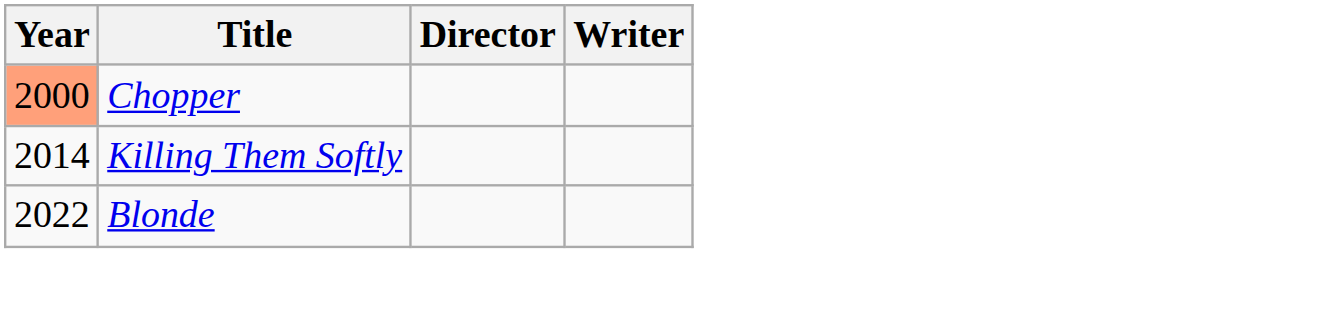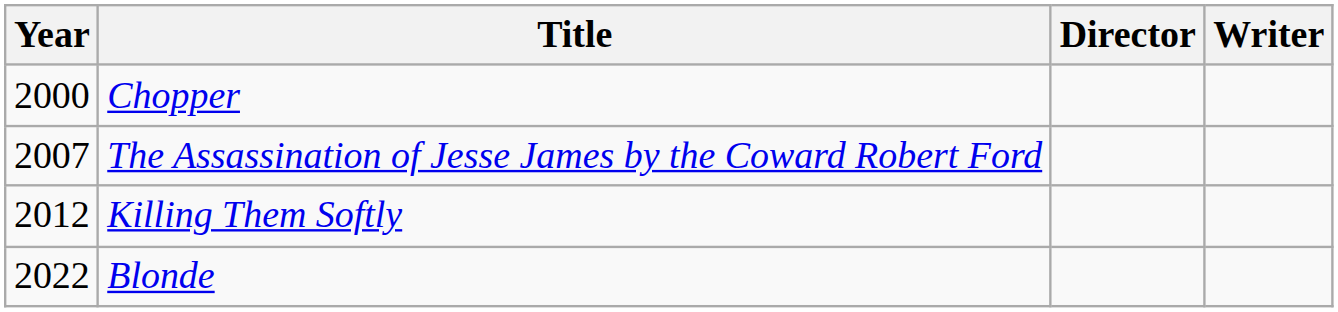(52, 94) lightsalmon background -> (52, 94) no background
+ row: (575, 154)
(52, 154) 2014 -> (52, 214) 2012
